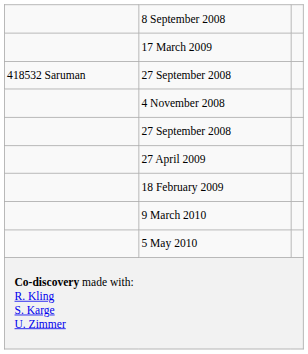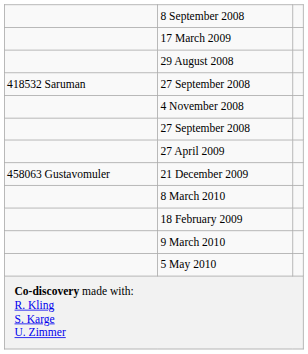+ row: (81, 61)
+ row: (59, 174)
+ row: (81, 197)
